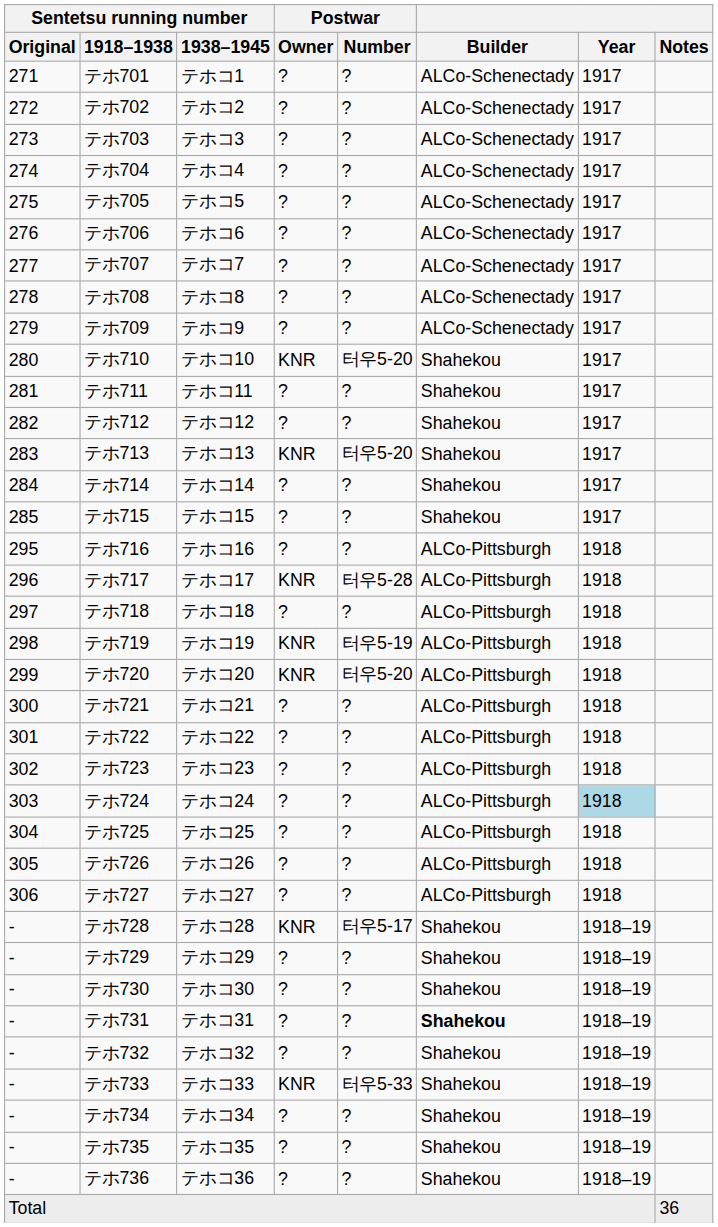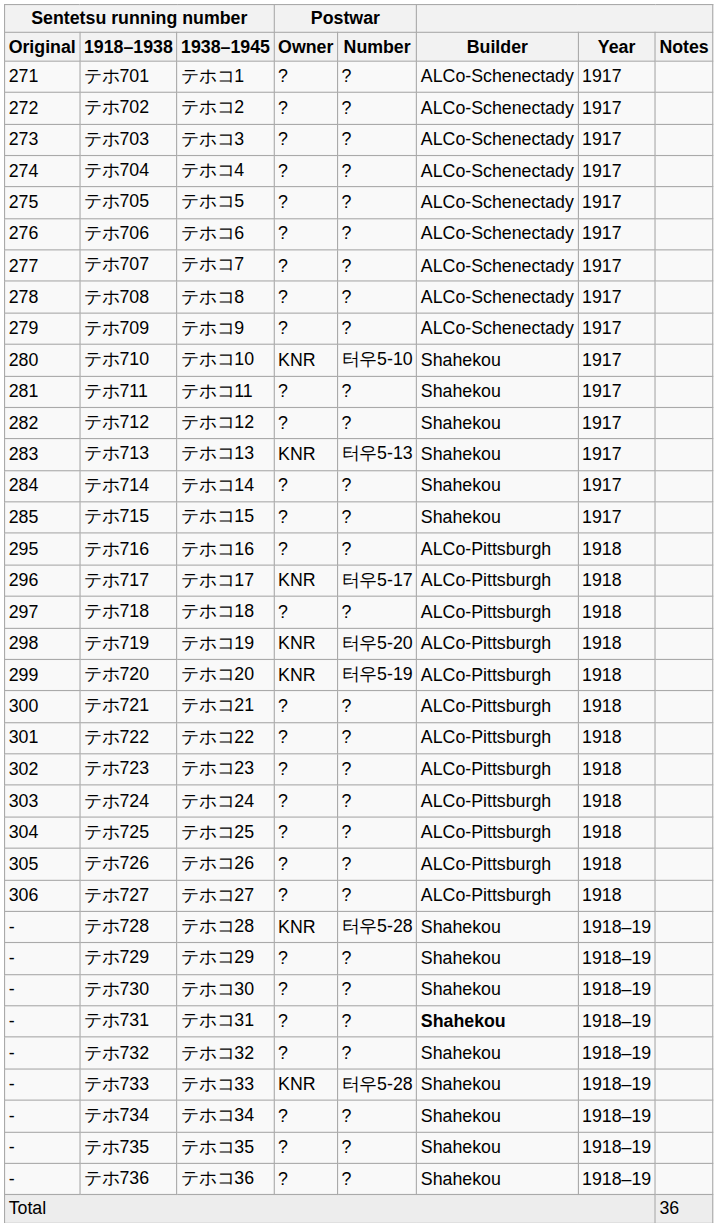(377, 359) 터우5-20 -> (377, 359) 터우5-10
(377, 453) 터우5-20 -> (377, 453) 터우5-13
(377, 579) 터우5-28 -> (377, 579) 터우5-17
(377, 642) 터우5-19 -> (377, 642) 터우5-20
(377, 674) 터우5-20 -> (377, 674) 터우5-19
(602, 800) lightblue background -> (602, 800) no background
(377, 926) 터우5-17 -> (377, 926) 터우5-28
(377, 1083) 터우5-33 -> (377, 1083) 터우5-28
